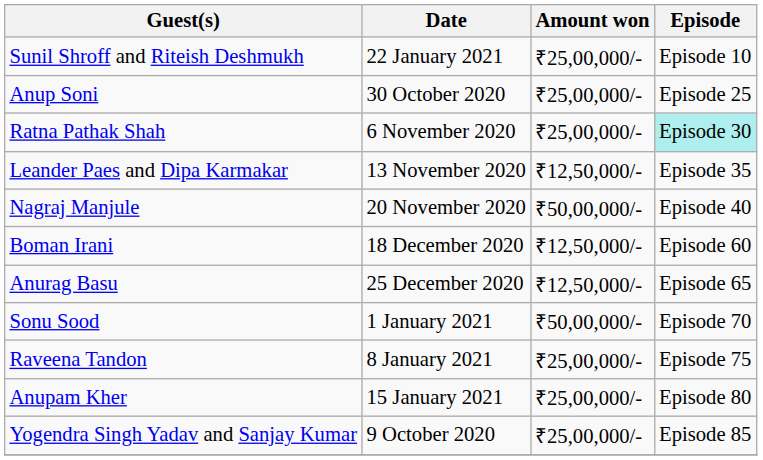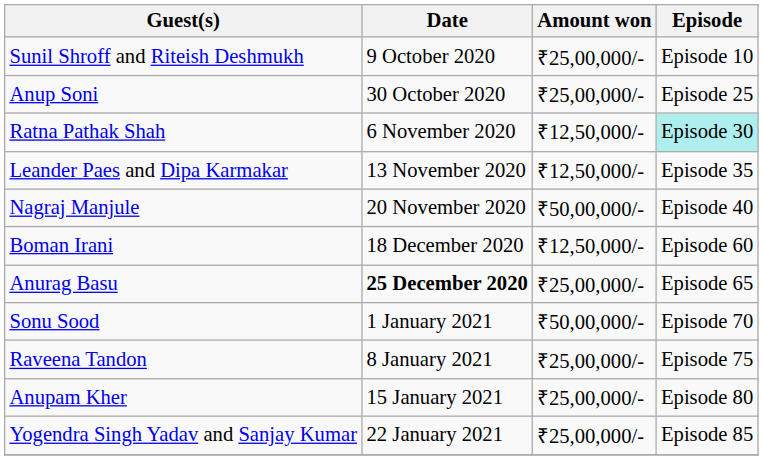(435, 56) 22 January 2021 -> (431, 56) 9 October 2020
(589, 133) ₹25,00,000/- -> (591, 133) ₹12,50,000/-
(445, 283) normal -> (447, 283) bold
(589, 284) ₹12,50,000/- -> (591, 284) ₹25,00,000/-
(431, 435) 9 October 2020 -> (435, 435) 22 January 2021
